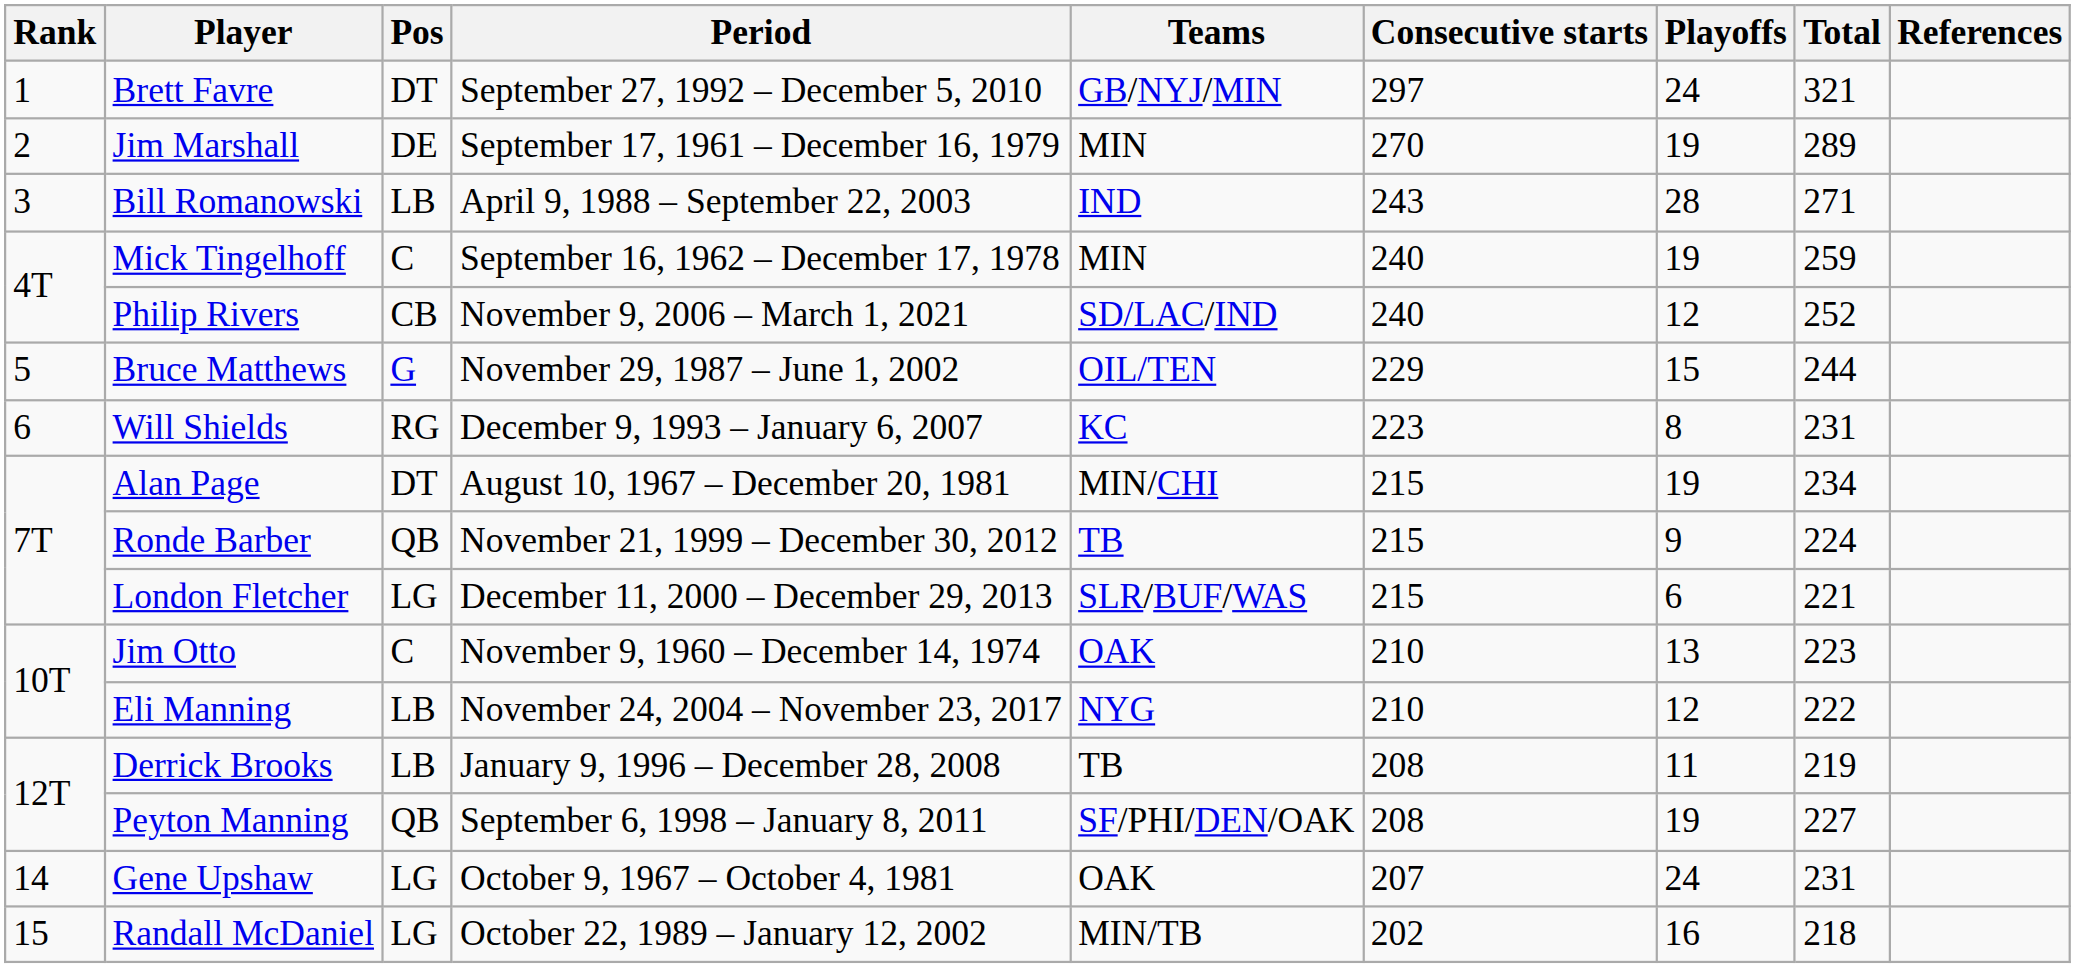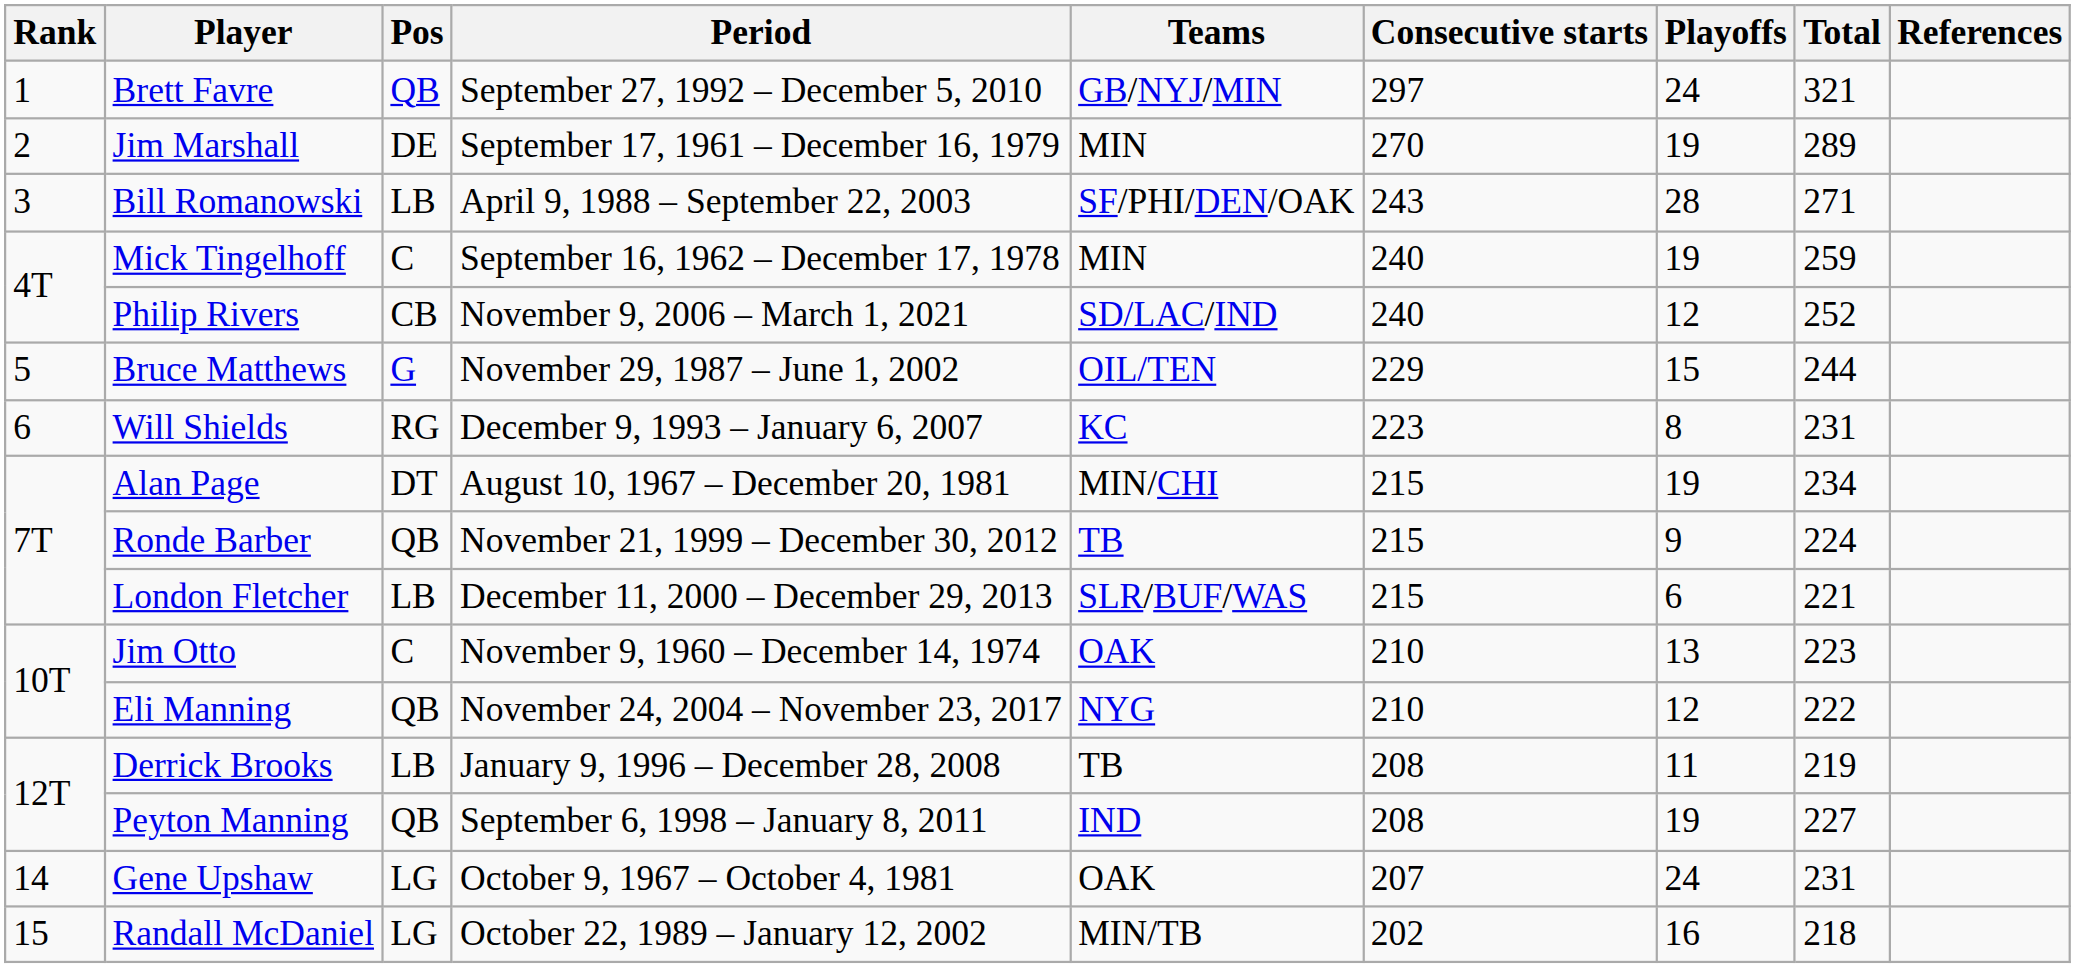(414, 88) DT -> (415, 88) QB
(1110, 201) IND -> (1216, 201) SF/PHI/DEN/OAK
(414, 595) LG -> (413, 595) LB
(413, 708) LB -> (415, 708) QB
(1216, 821) SF/PHI/DEN/OAK -> (1110, 821) IND
